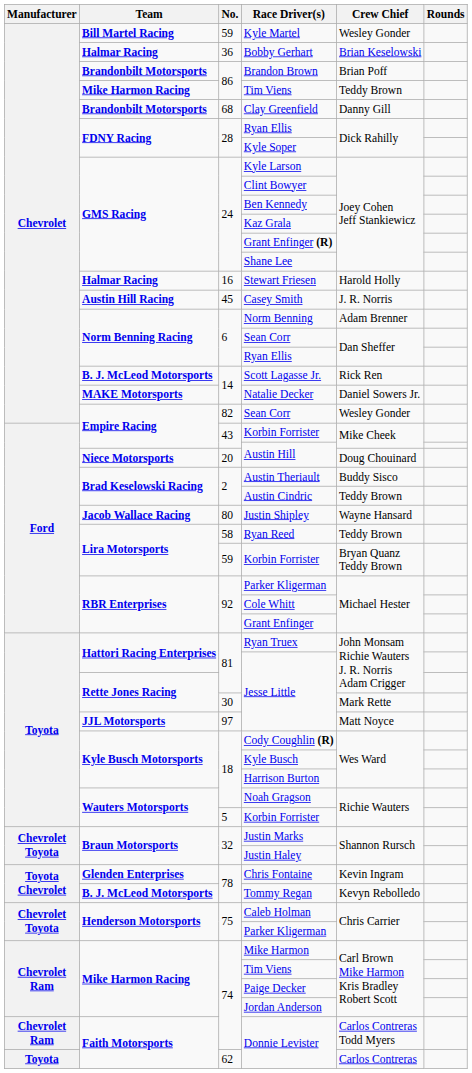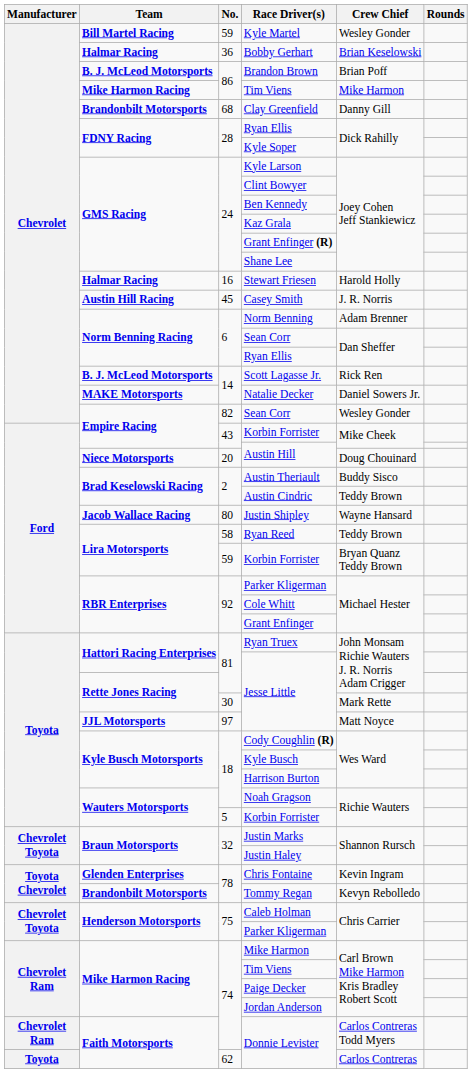(144, 71) Brandonbilt Motorsports -> (147, 71) B. J. McLeod Motorsports
(370, 90) Teddy Brown -> (372, 90) Mike Harmon
(147, 893) B. J. McLeod Motorsports -> (144, 893) Brandonbilt Motorsports
